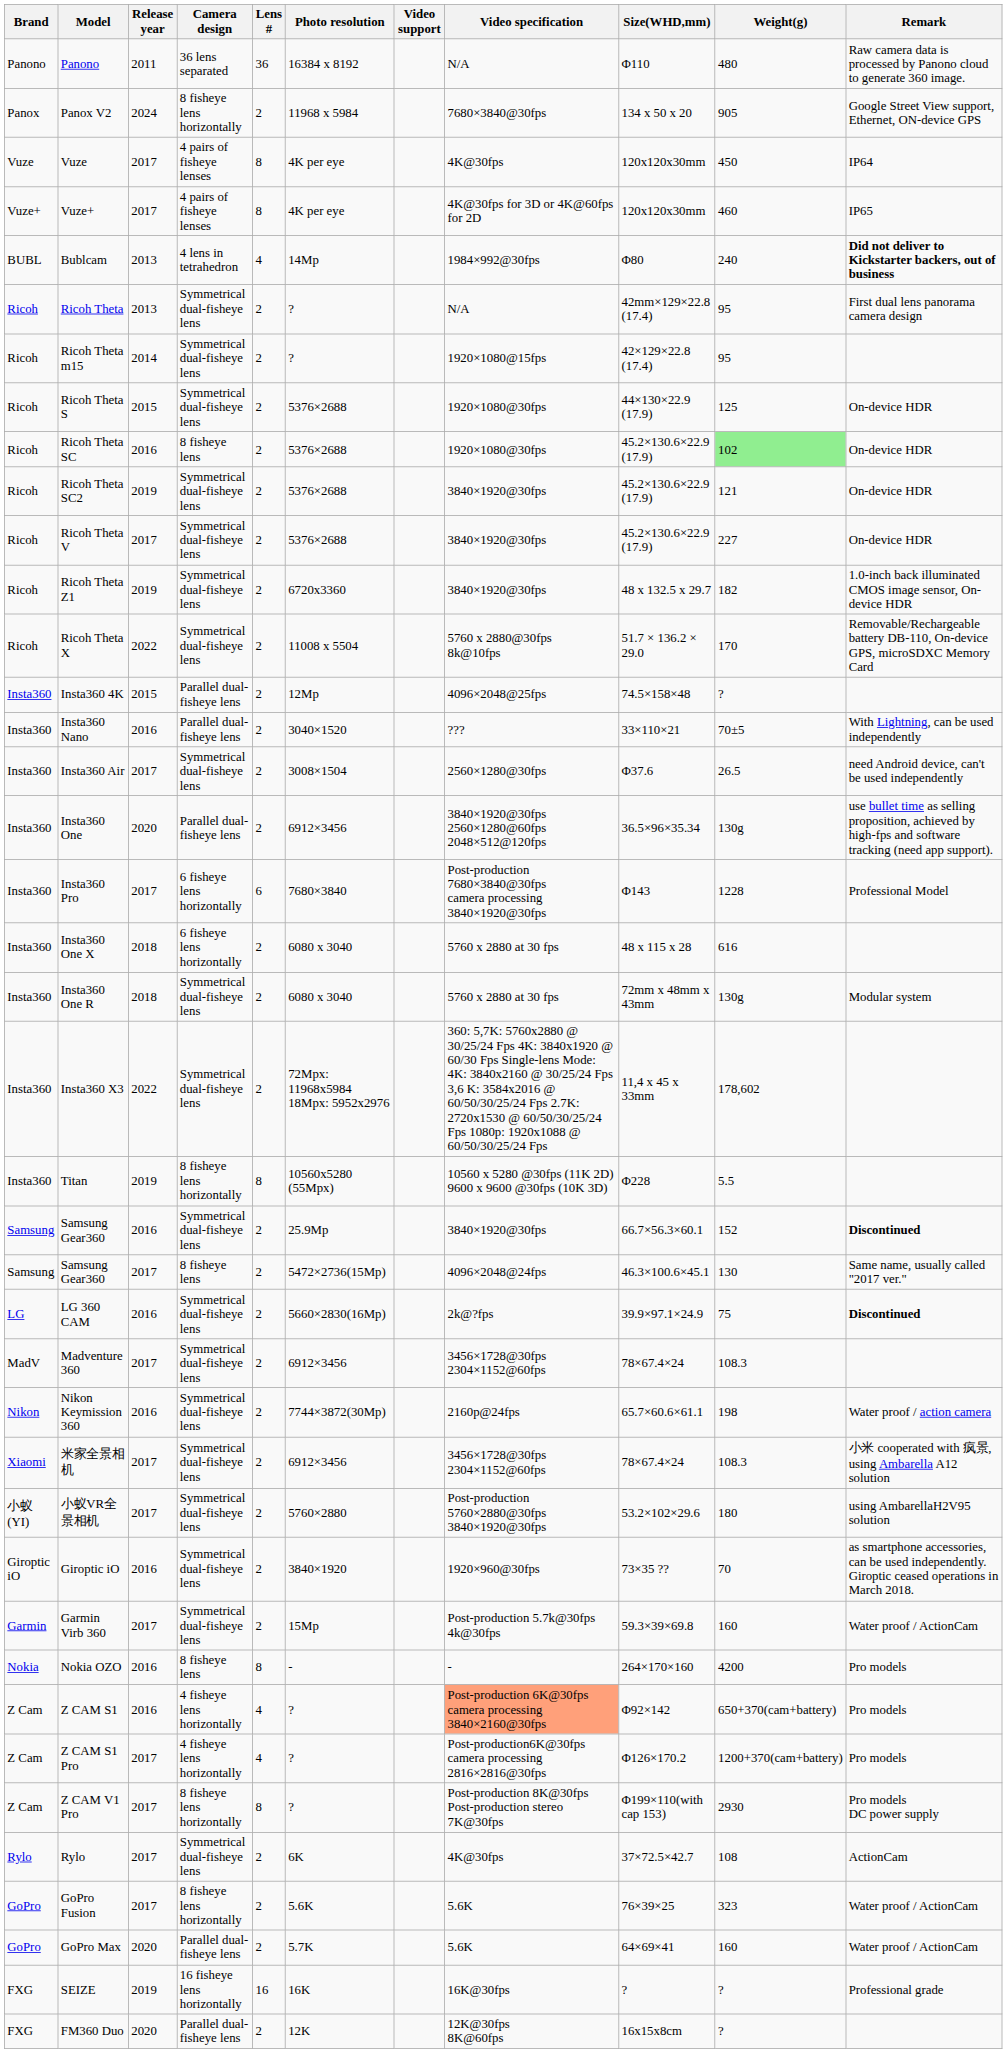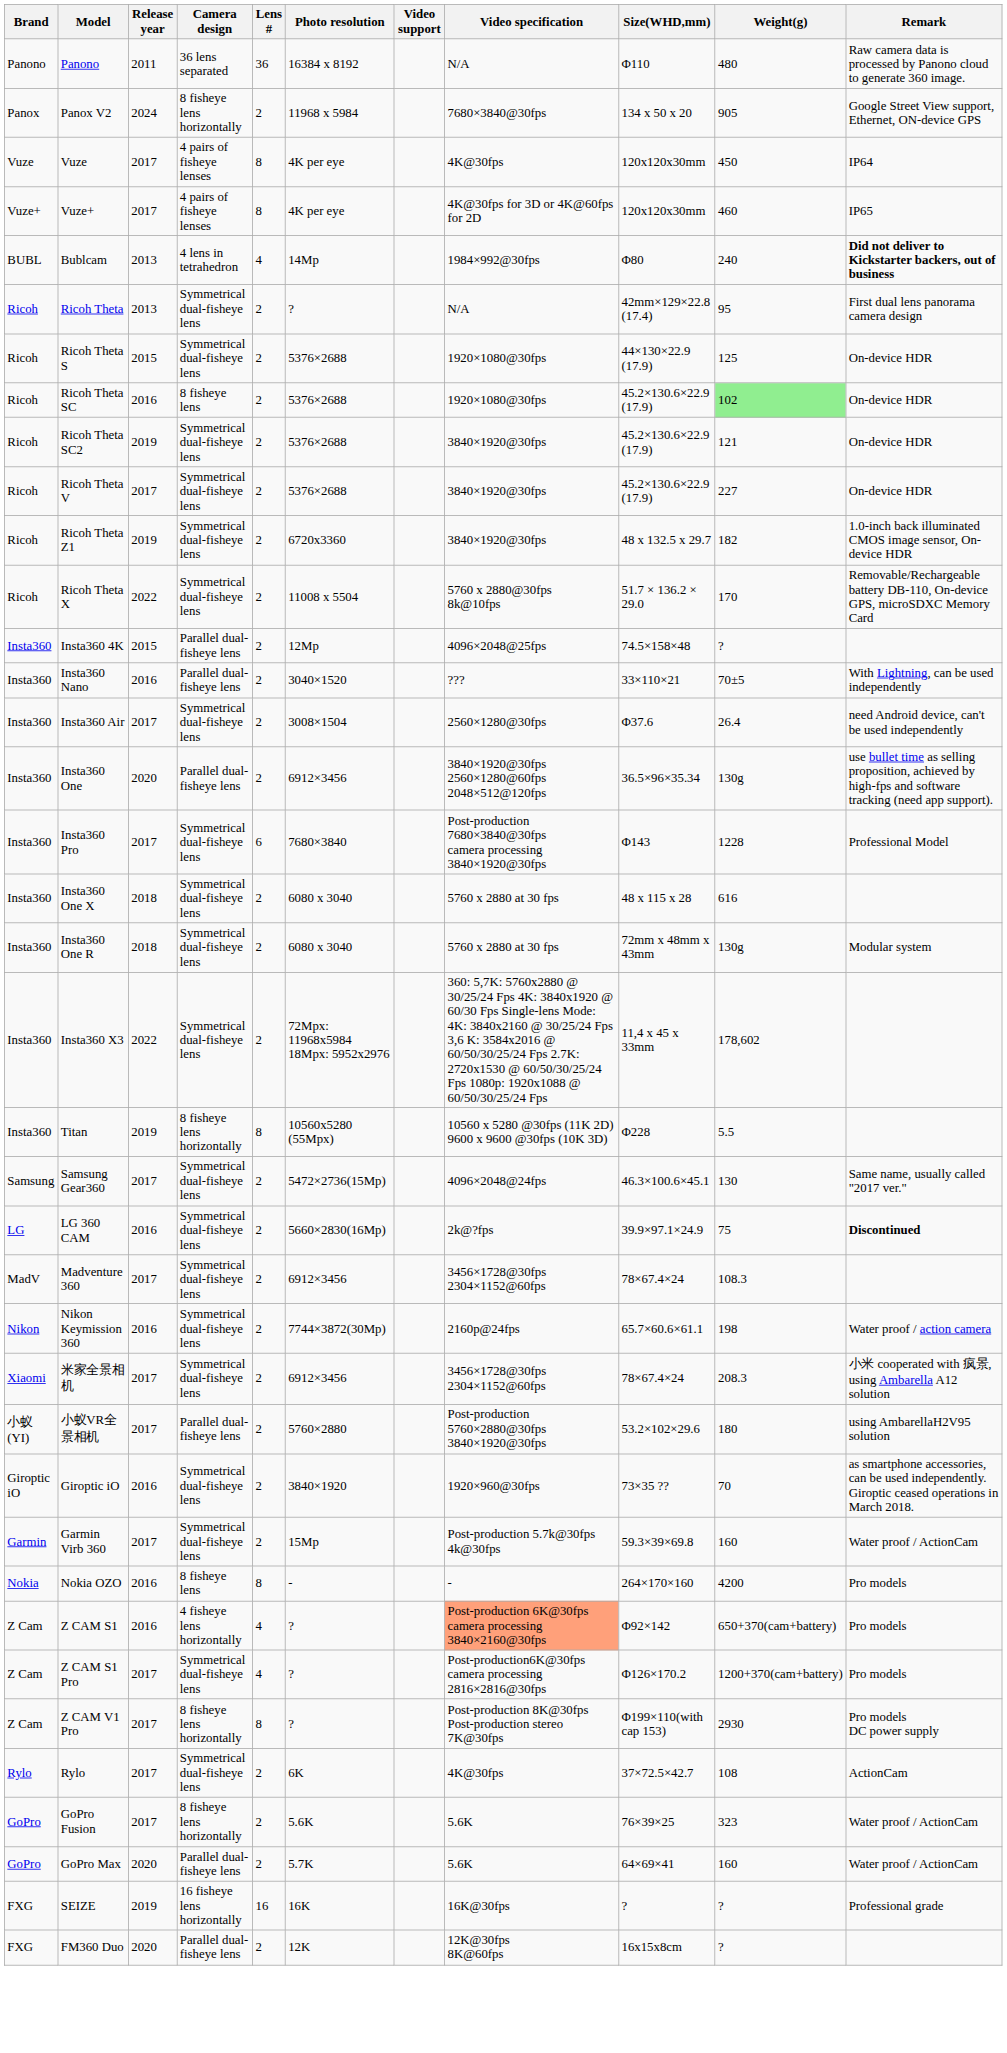- row: (92, 358)
(729, 771) 26.5 -> (729, 722) 26.4
(211, 891) 6 fisheye lens horizontally -> (212, 842) Symmetrical dual-fisheye lens
(211, 947) 6 fisheye lens horizontally -> (212, 898) Symmetrical dual-fisheye lens
- row: (84, 1230)
(203, 1272) 8 fisheye lens -> (212, 1181) Symmetrical dual-fisheye lens
(733, 1462) 108.3 -> (733, 1378) 208.3
(212, 1512) Symmetrical dual-fisheye lens -> (214, 1429) Parallel dual-fisheye lens
(211, 1758) 4 fisheye lens horizontally -> (212, 1674) Symmetrical dual-fisheye lens
